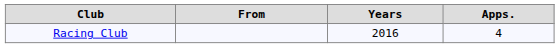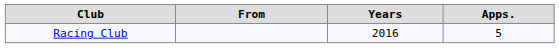(499, 33) 4 -> (499, 33) 5
